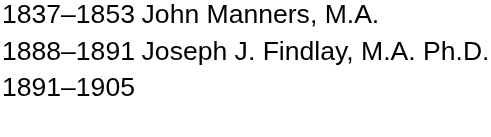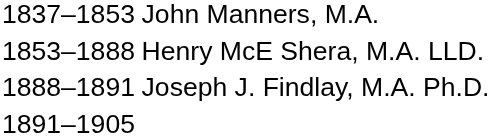+ row: (313, 51)
